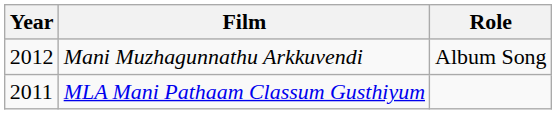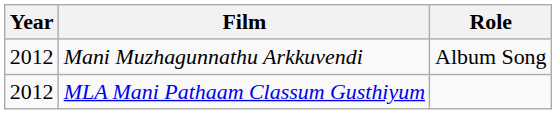(31, 91) 2011 -> (32, 91) 2012
